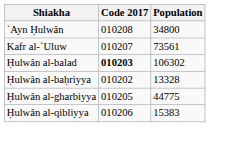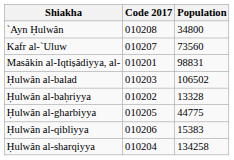(166, 46) 73561 -> (190, 46) 73560
+ row: (64, 63)
(117, 63) bold -> (141, 79) normal
(169, 63) 106302 -> (193, 79) 106502
+ row: (51, 146)
